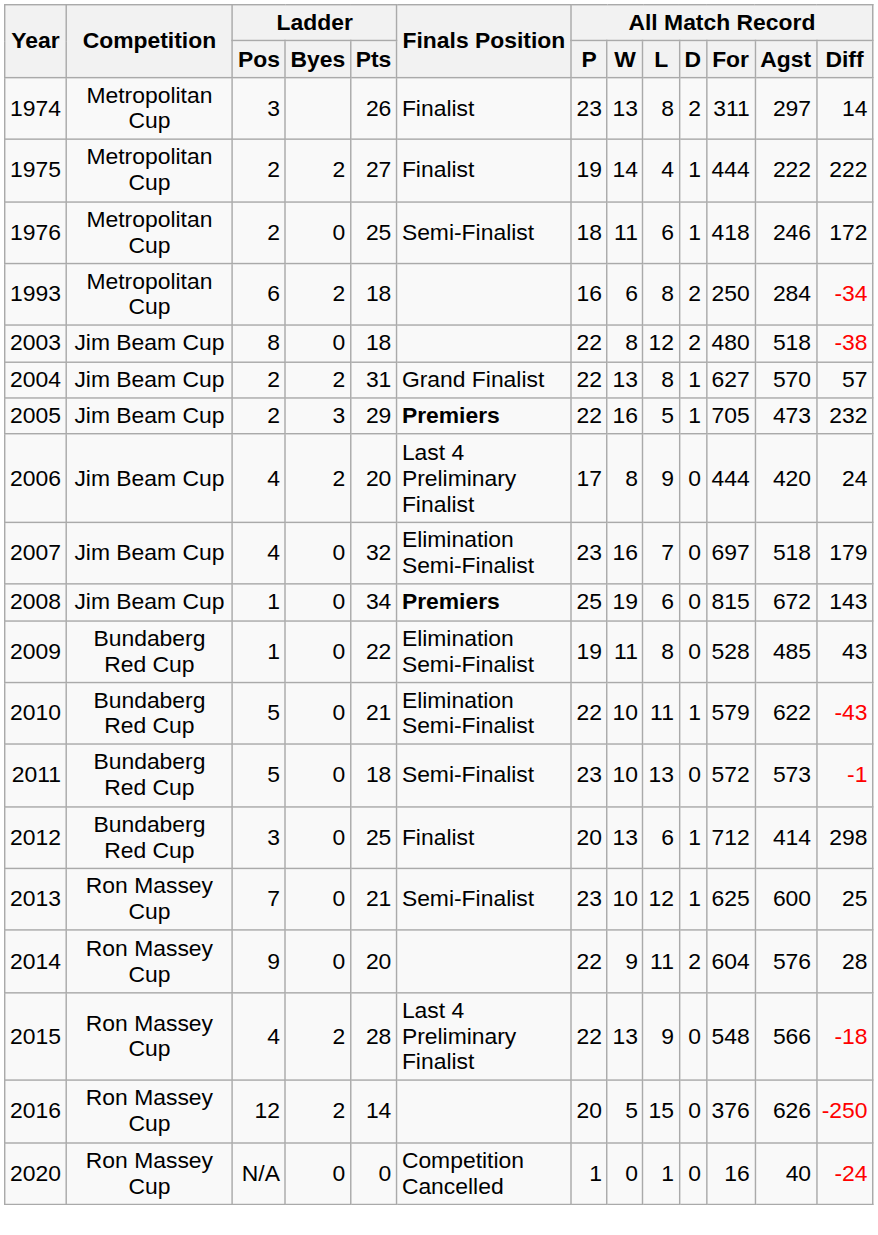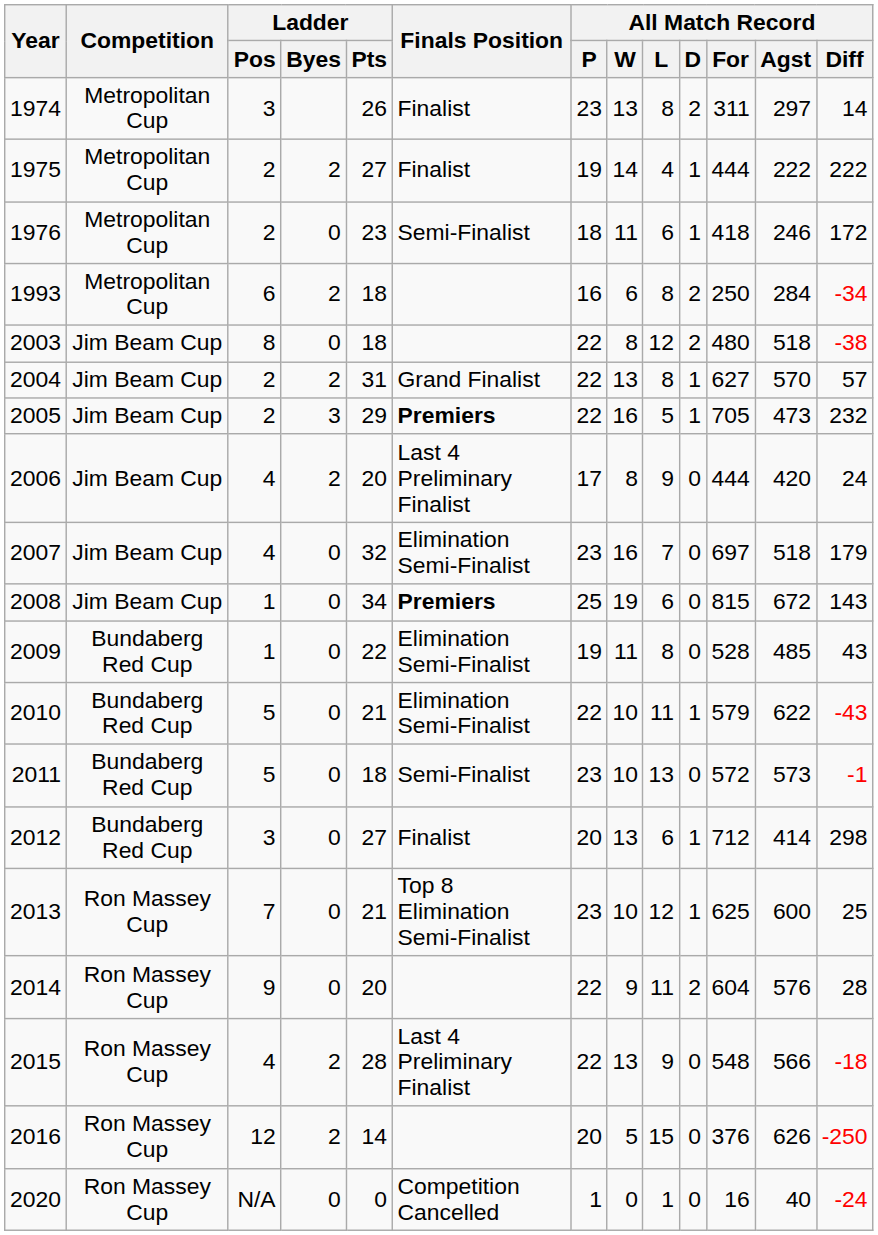(379, 232) 25 -> (374, 232) 23
(379, 837) 25 -> (374, 837) 27
(468, 899) Semi-Finalist -> (464, 912) Top 8 Elimination Semi-Finalist
